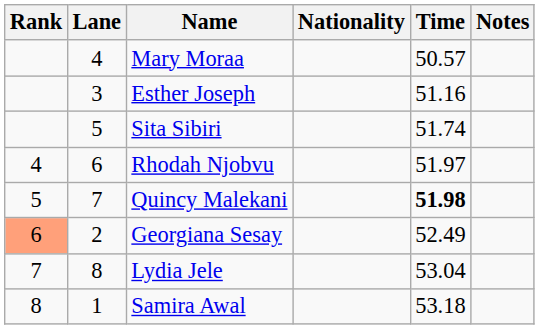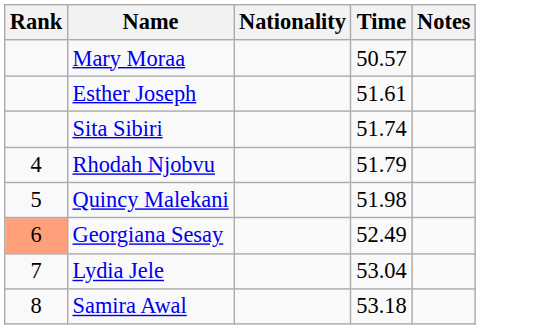- column: (97, 22)
(440, 93) 51.16 -> (382, 93) 51.61
(440, 164) 51.97 -> (382, 164) 51.79
(440, 199) bold -> (382, 199) normal
